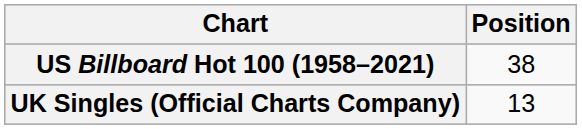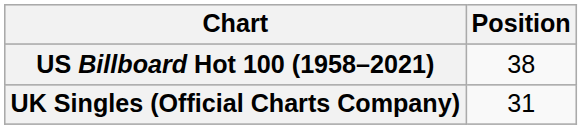(521, 104) 13 -> (521, 104) 31
